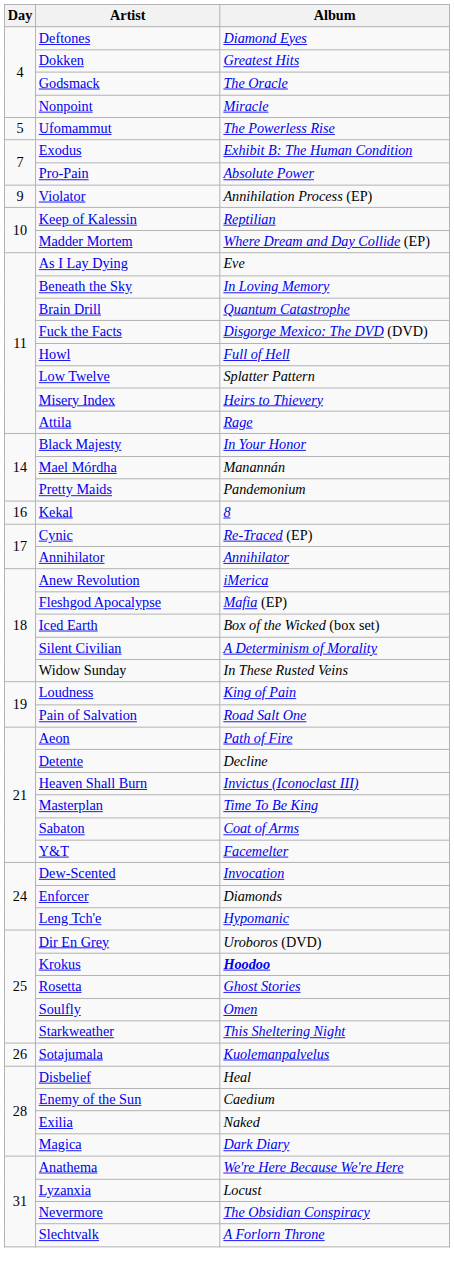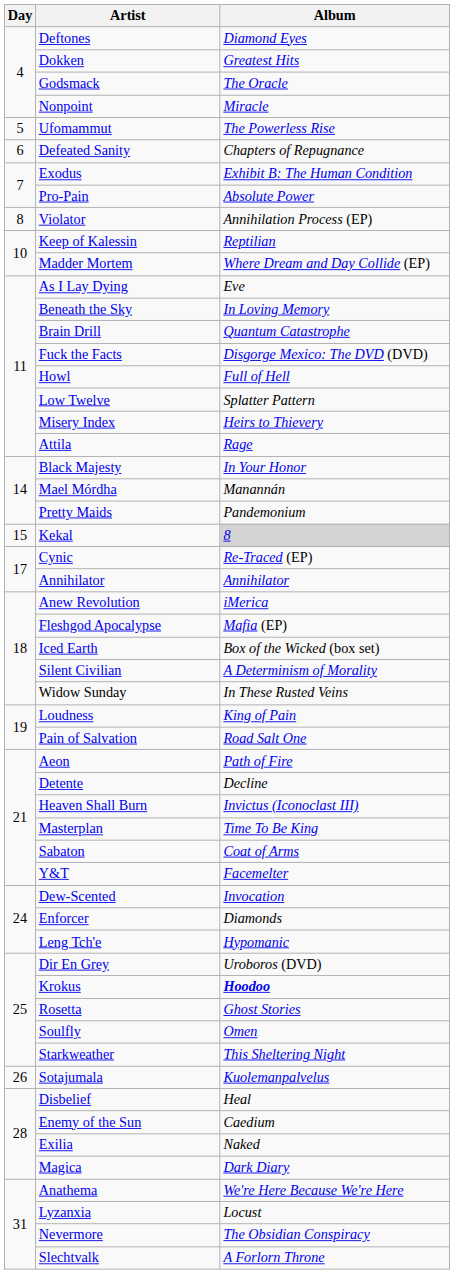+ row: (84, 151)
(20, 196) 9 -> (20, 219) 8
(20, 512) 16 -> (20, 535) 15
(227, 512) no background -> (227, 535) lightgrey background
